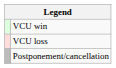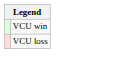- row: (61, 56)
